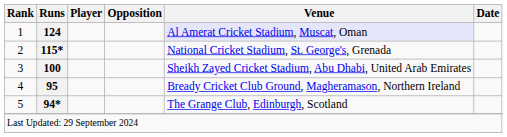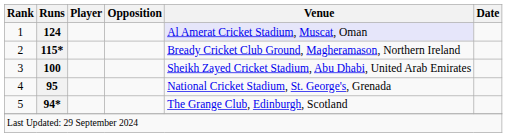(279, 50) National Cricket Stadium, St. George's, Grenada -> (314, 50) Bready Cricket Club Ground, Magheramason, Northern Ireland
(314, 86) Bready Cricket Club Ground, Magheramason, Northern Ireland -> (279, 86) National Cricket Stadium, St. George's, Grenada
